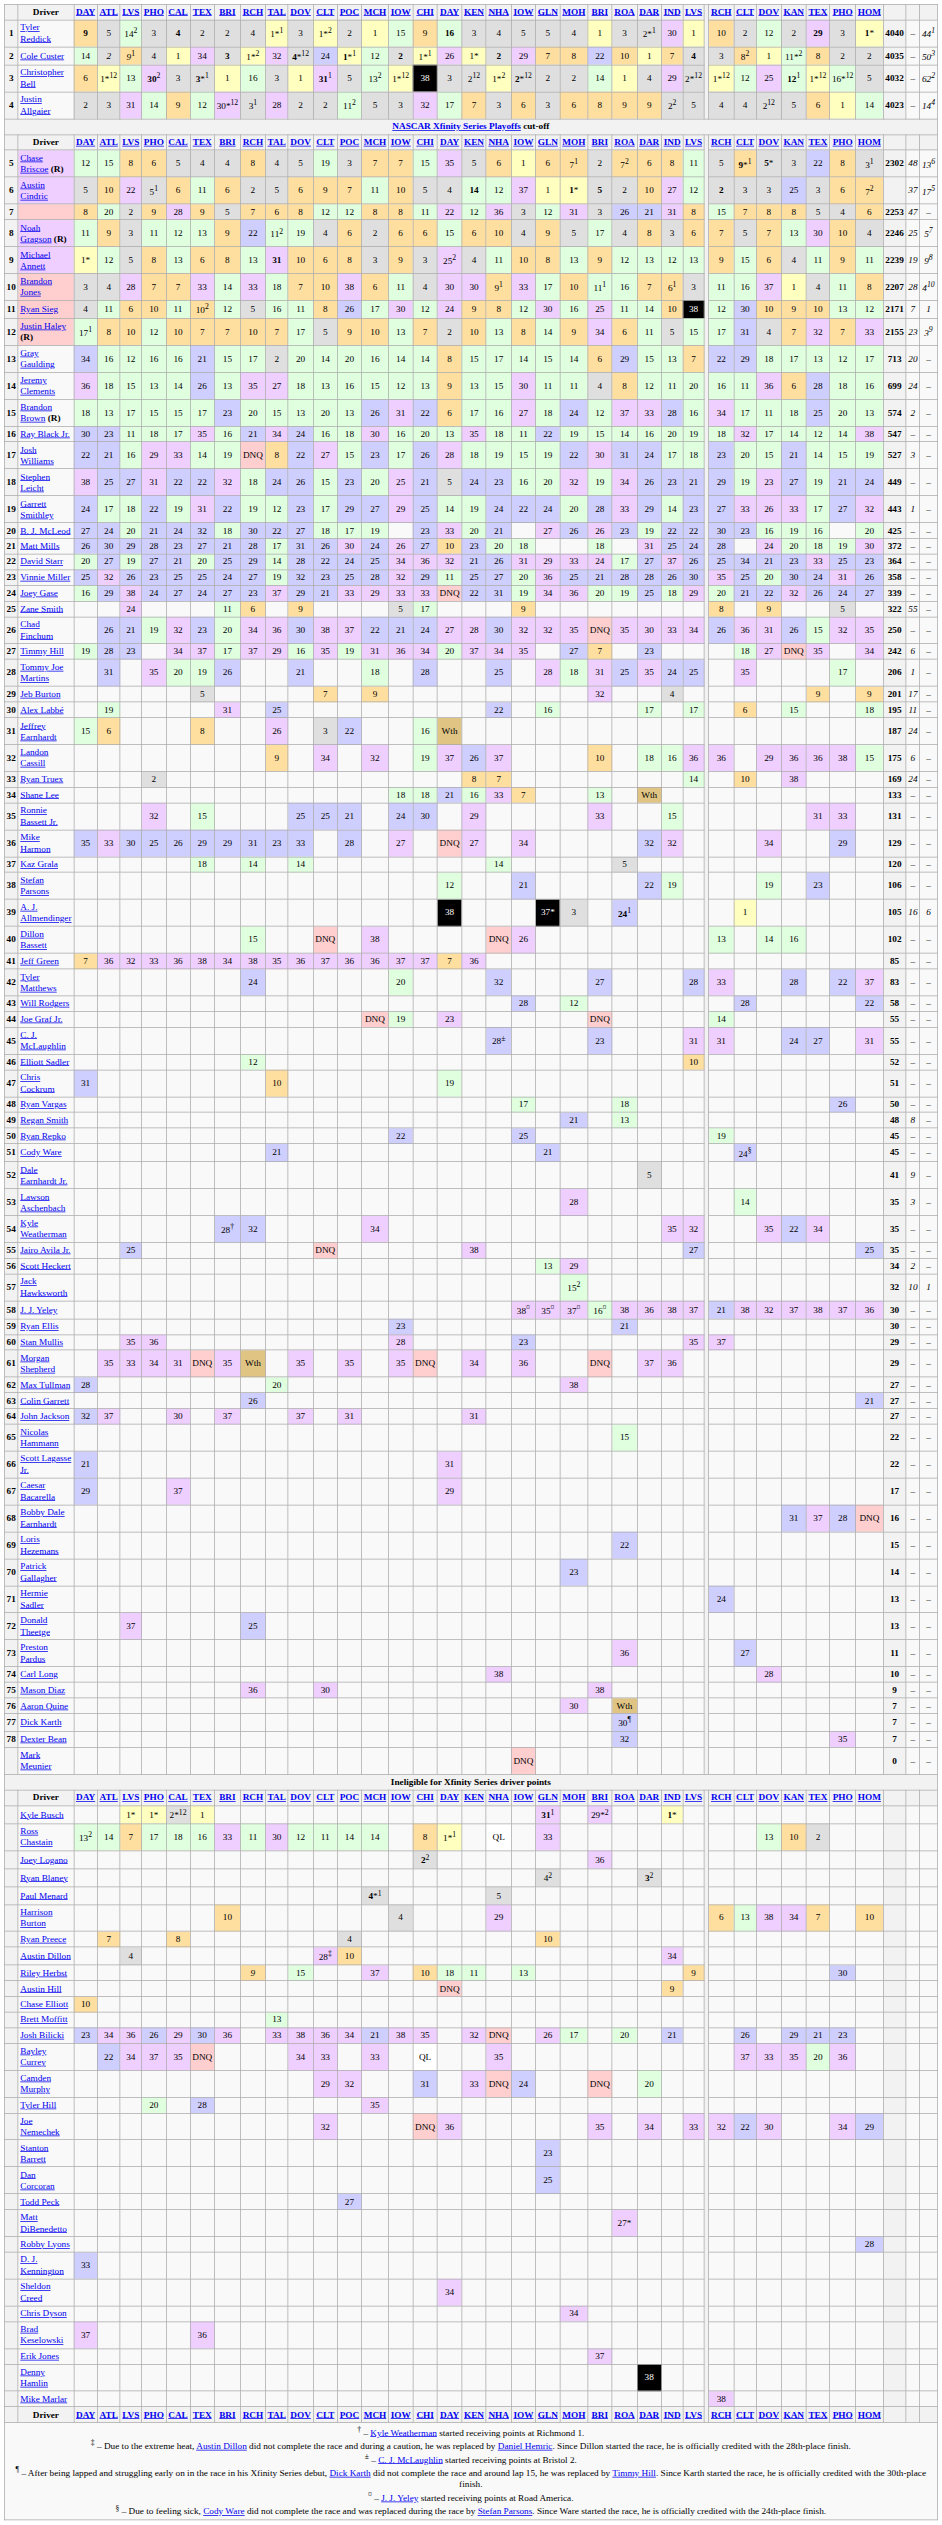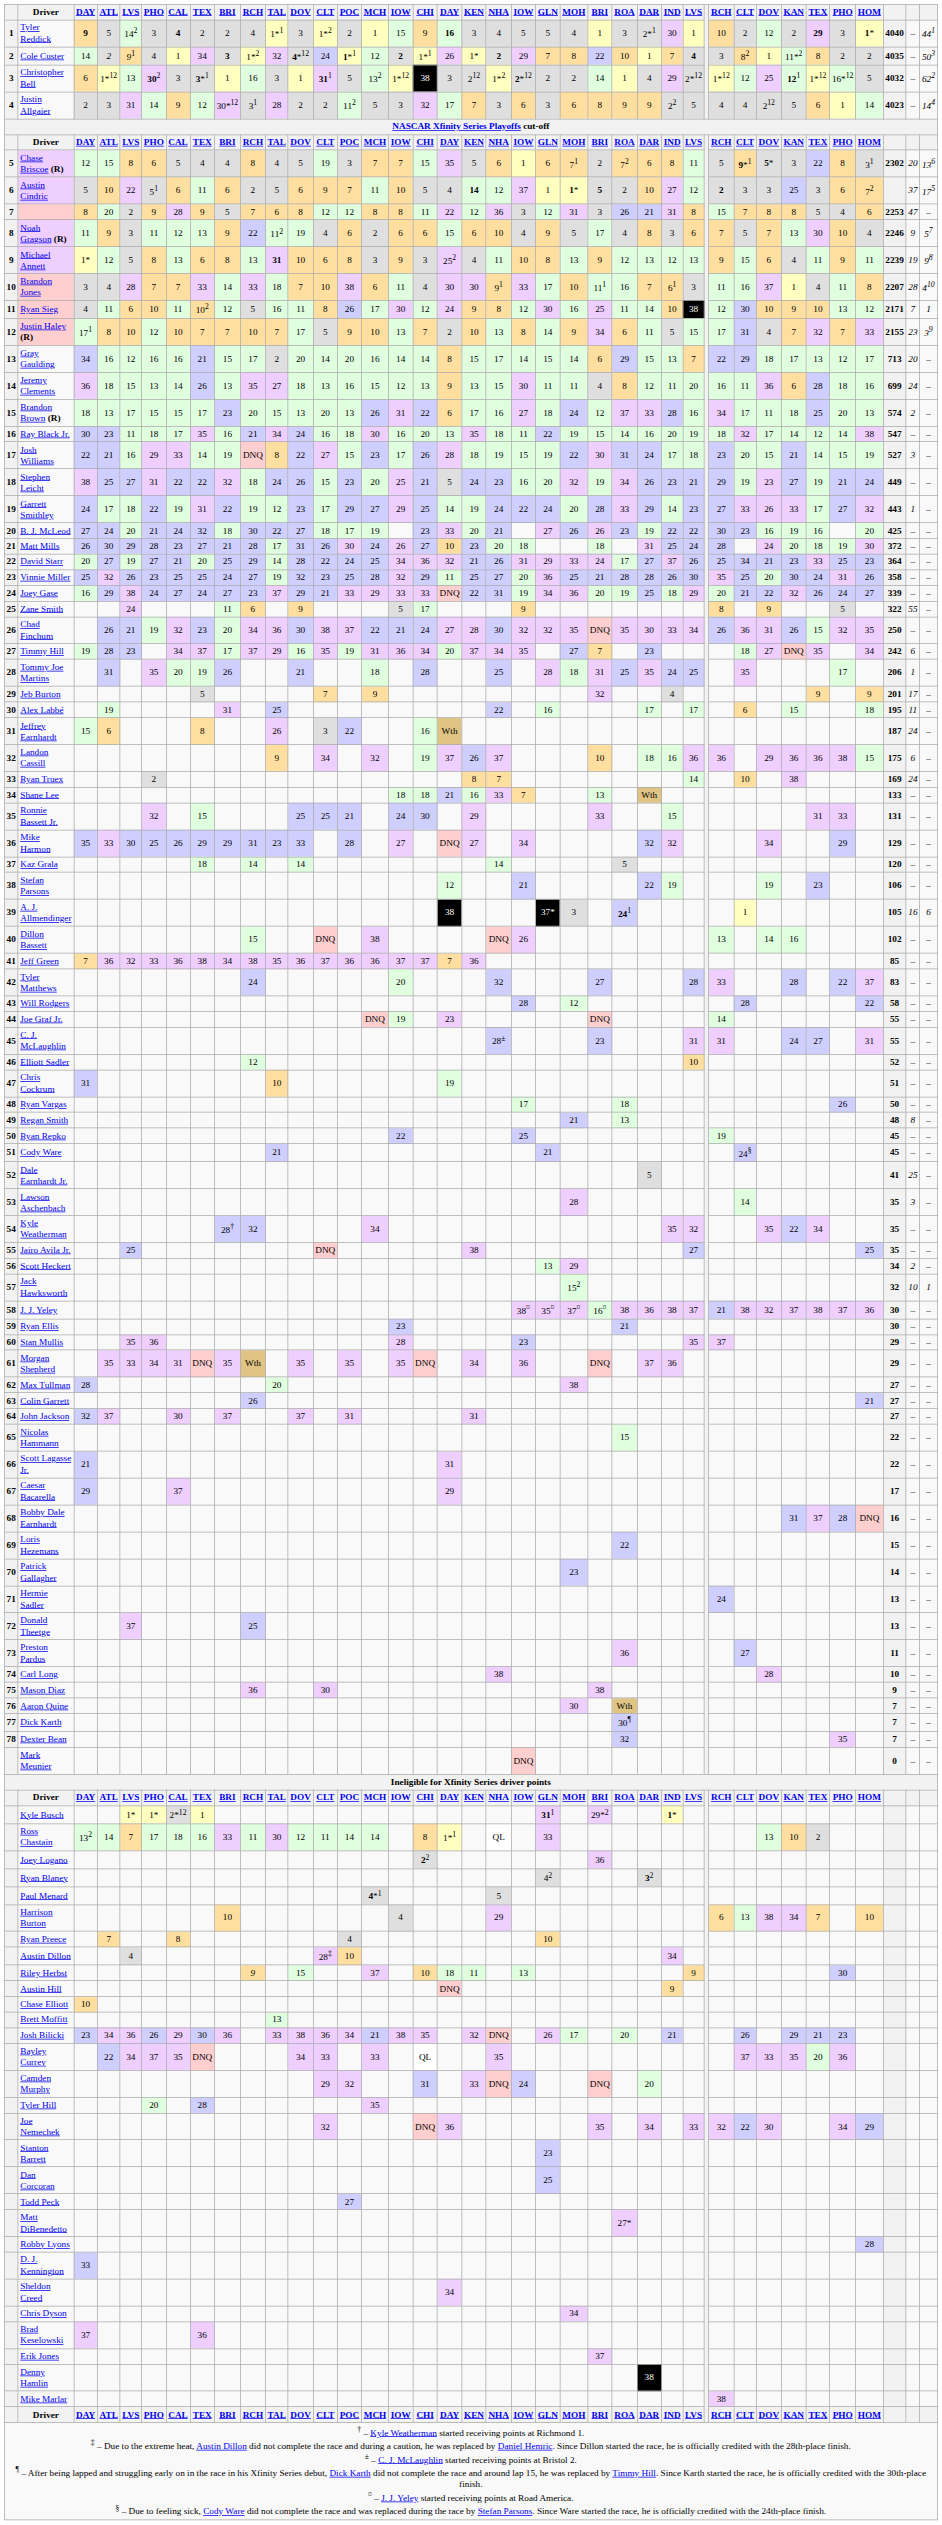(913, 164) 48 -> (913, 164) 20
(913, 233) 25 -> (913, 233) 9
(913, 1175) 9 -> (913, 1175) 25
